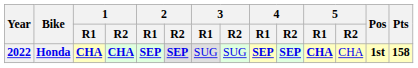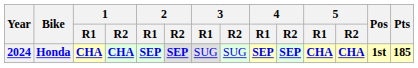(19, 53) 2022 -> (19, 53) 2024
(351, 53) normal -> (351, 53) bold
(401, 53) 158 -> (402, 53) 185
